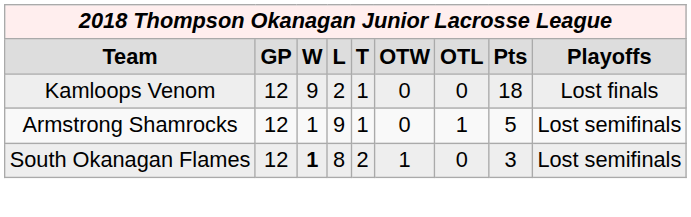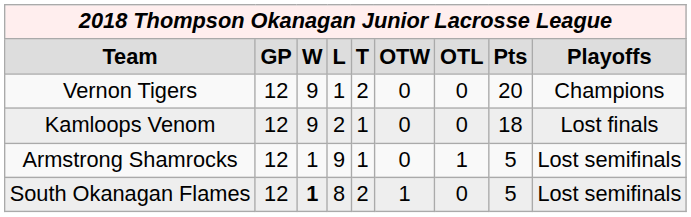+ row: (130, 90)
(510, 159) 3 -> (510, 194) 5
